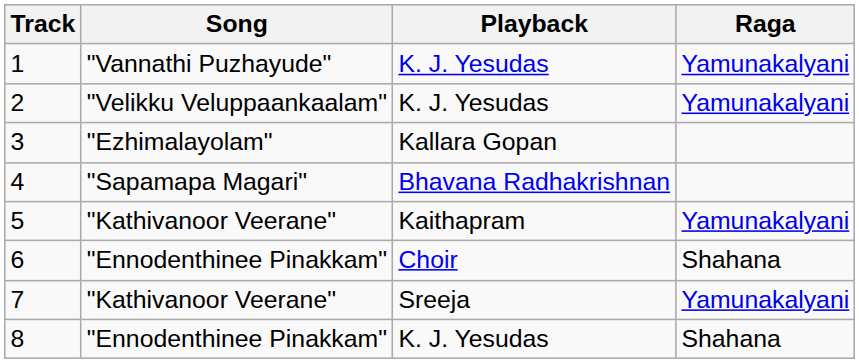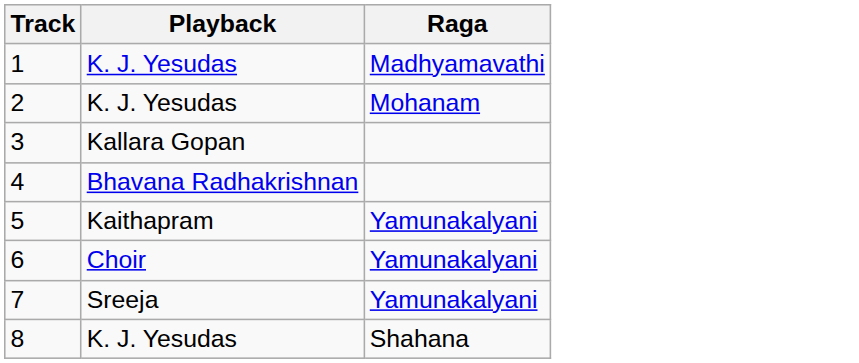- column: (237, 24)
(765, 63) Yamunakalyani -> (457, 63) Madhyamavathi
(765, 102) Yamunakalyani -> (425, 102) Mohanam
(731, 260) Shahana -> (454, 260) Yamunakalyani
